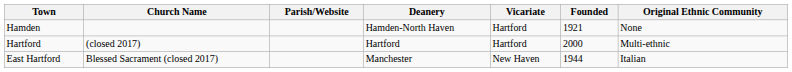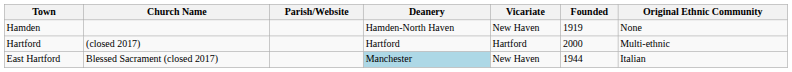(510, 28) Hartford -> (516, 28) New Haven
(573, 28) 1921 -> (573, 28) 1919
(389, 59) no background -> (389, 59) lightblue background
